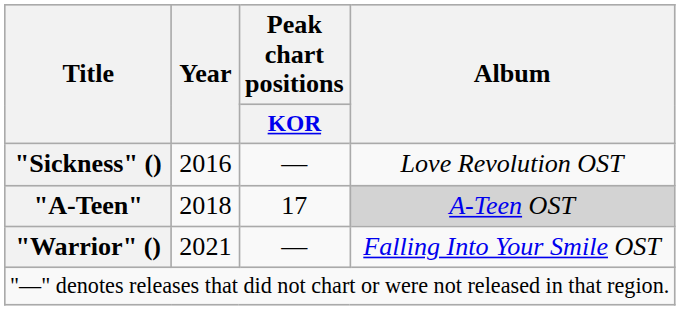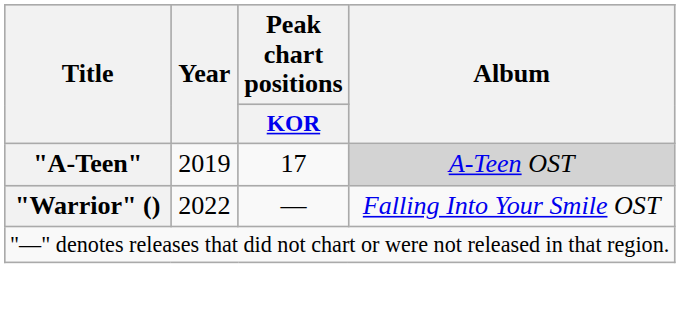- row: (88, 163)
(205, 205) 2018 -> (204, 163) 2019
(205, 246) 2021 -> (204, 205) 2022
